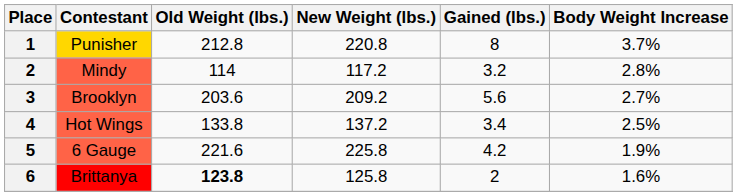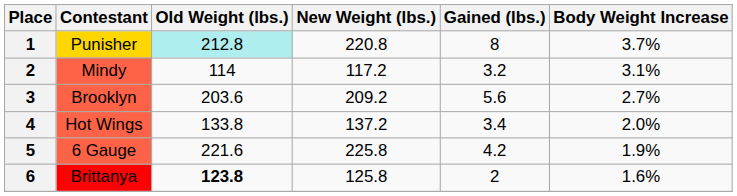(222, 44) no background -> (222, 44) paleturquoise background
(641, 71) 2.8% -> (641, 71) 3.1%
(641, 124) 2.5% -> (641, 124) 2.0%
